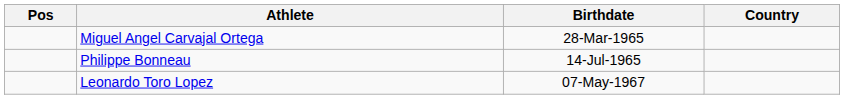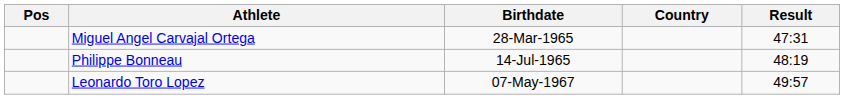+ column: (791, 15)
